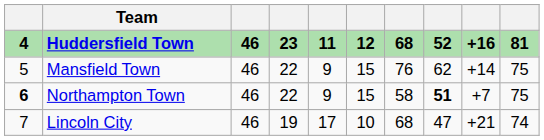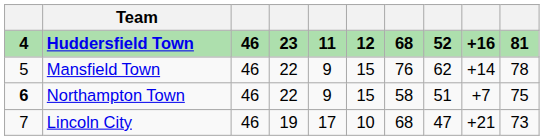(520, 69) 75 -> (520, 69) 78
(443, 95) bold -> (443, 95) normal
(520, 122) 74 -> (520, 122) 73
